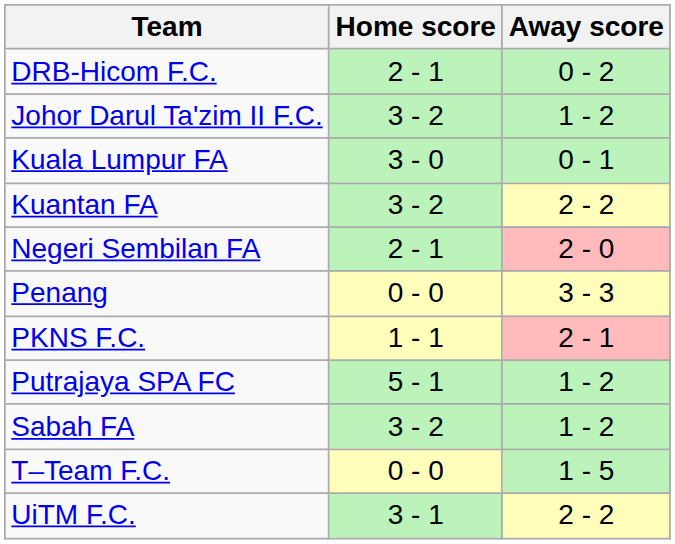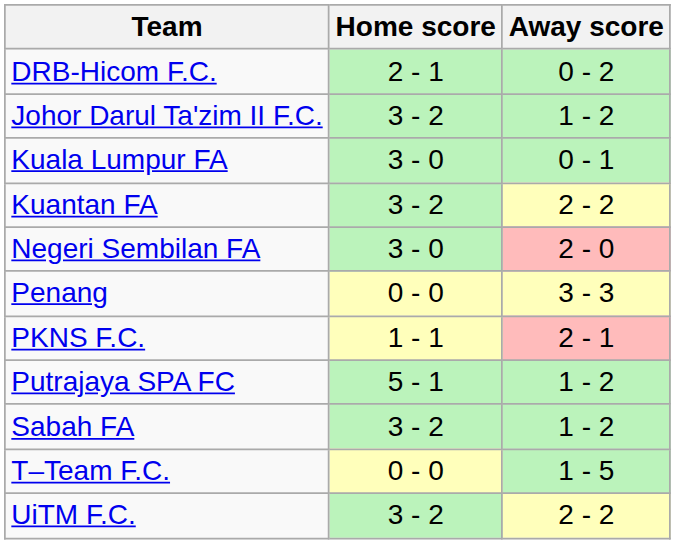(416, 248) 2 - 1 -> (416, 248) 3 - 0
(416, 515) 3 - 1 -> (416, 515) 3 - 2
